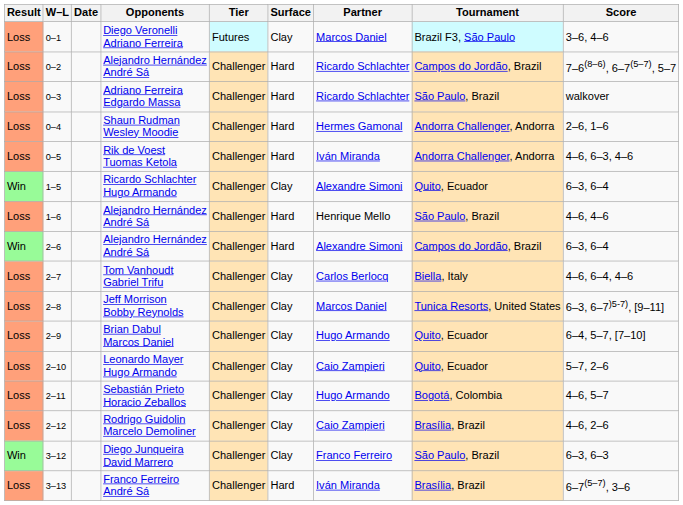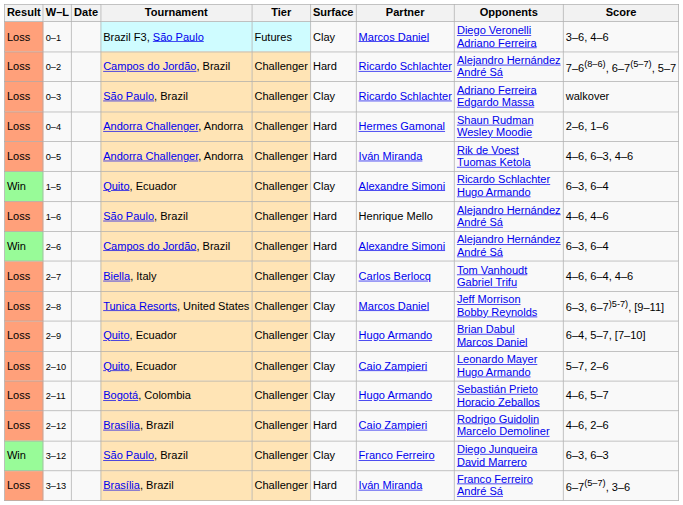columns swapped: (488, 13) <-> (155, 13)
(282, 96) Hard -> (324, 96) Clay
(281, 426) Clay -> (325, 426) Hard
